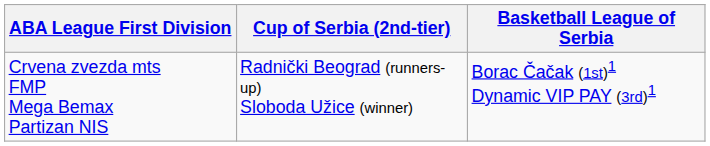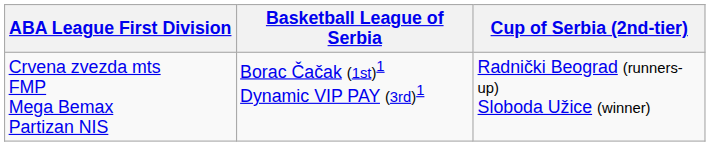columns swapped: (586, 28) <-> (352, 28)
